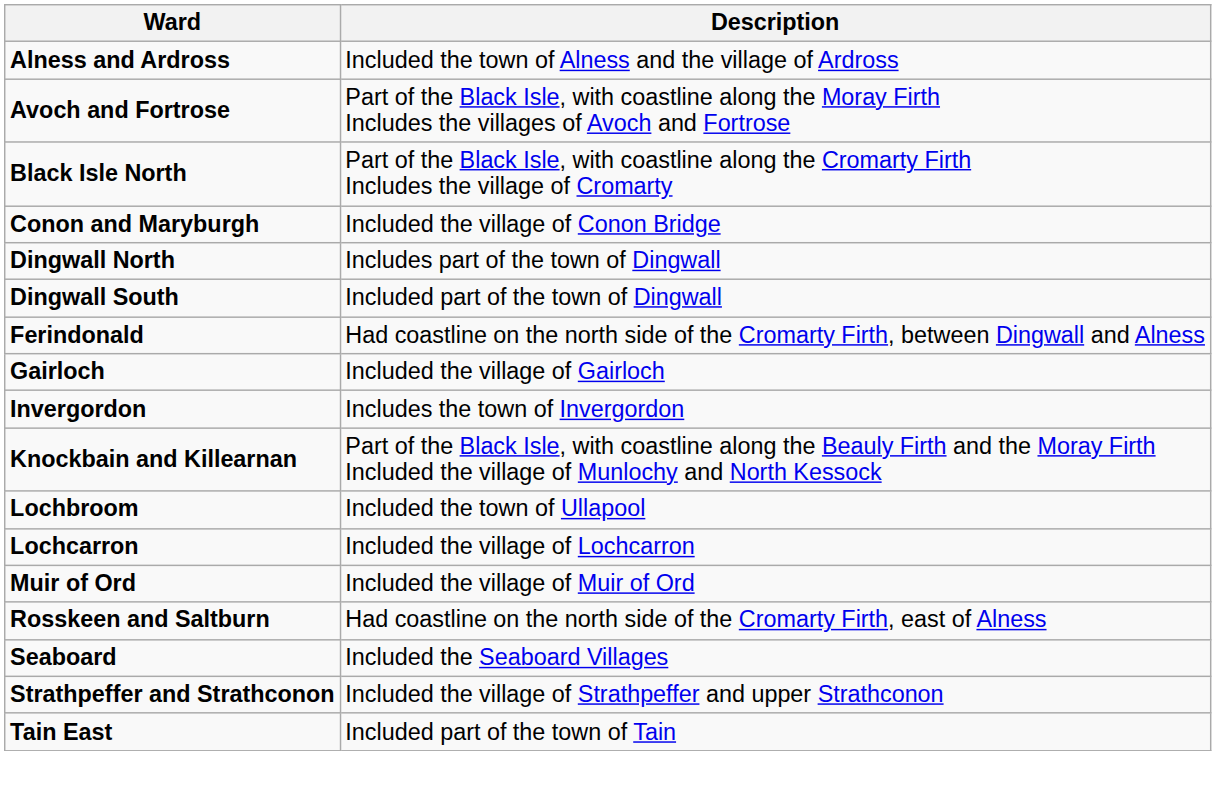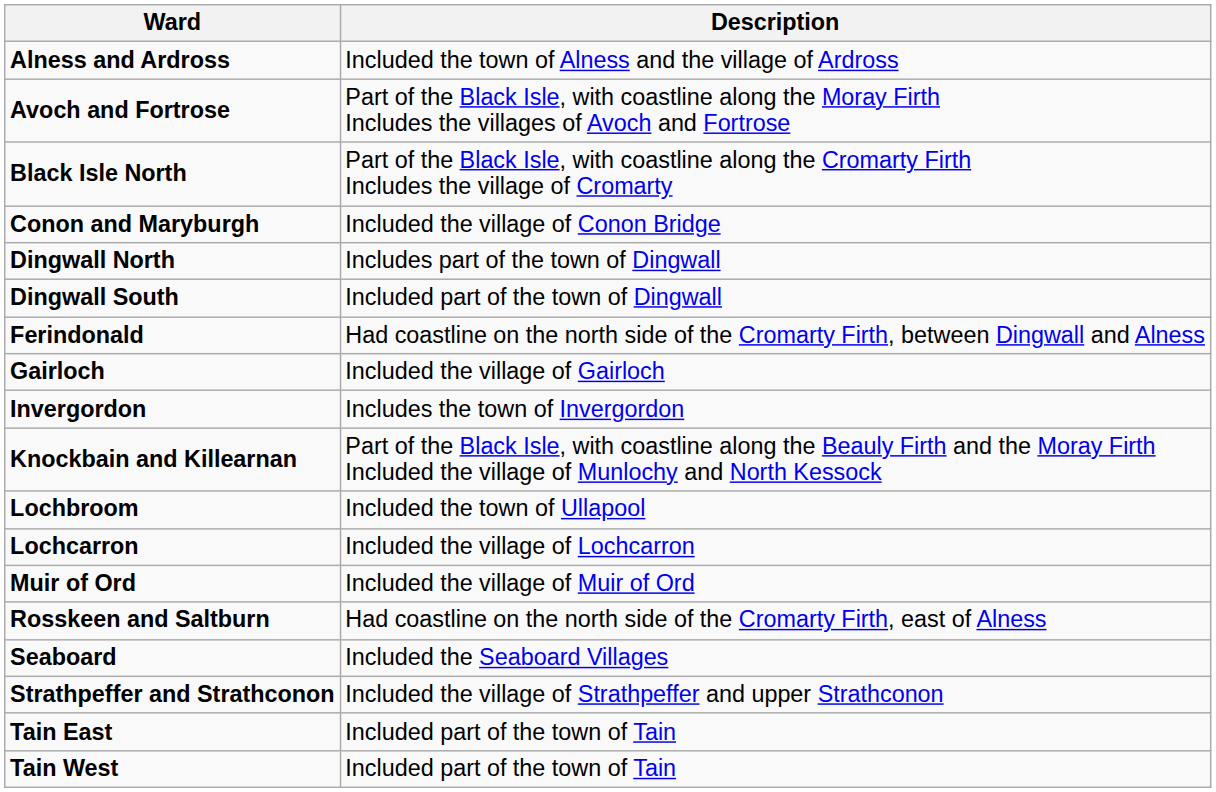+ row: (64, 768)
